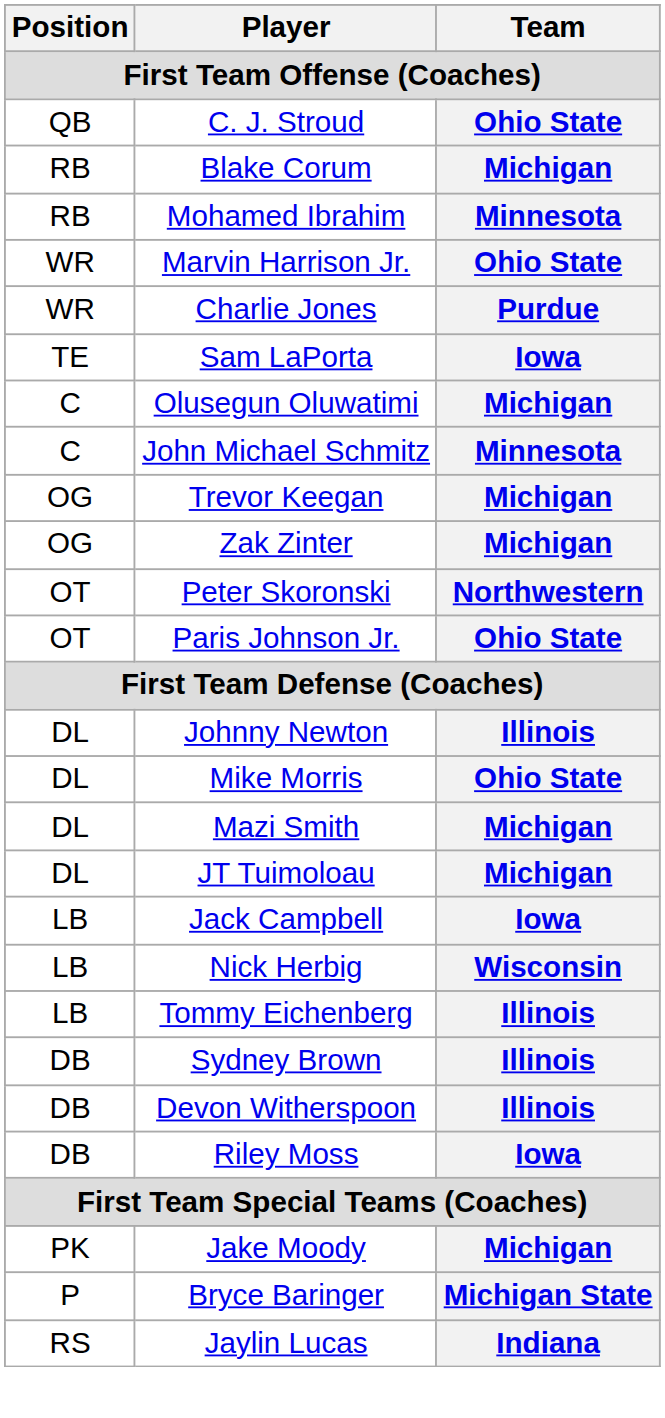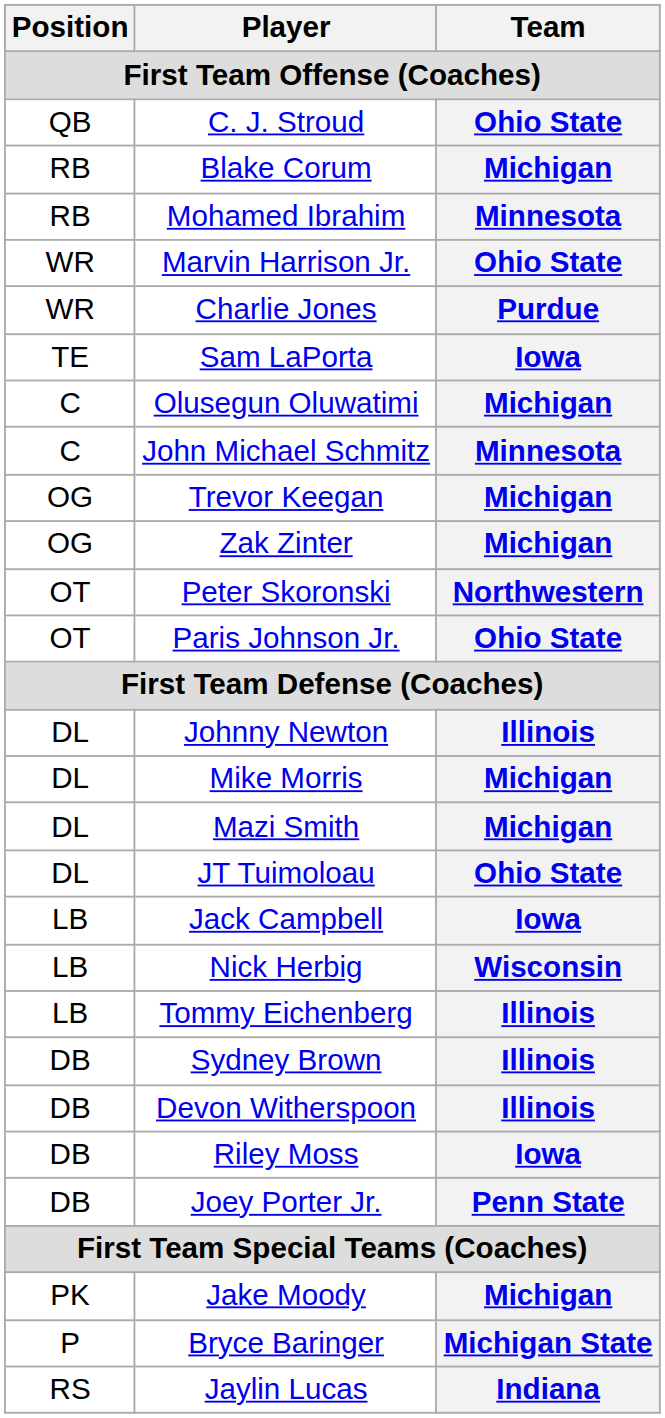(548, 779) Ohio State -> (548, 779) Michigan
(548, 872) Michigan -> (548, 872) Ohio State
+ row: (286, 1201)
